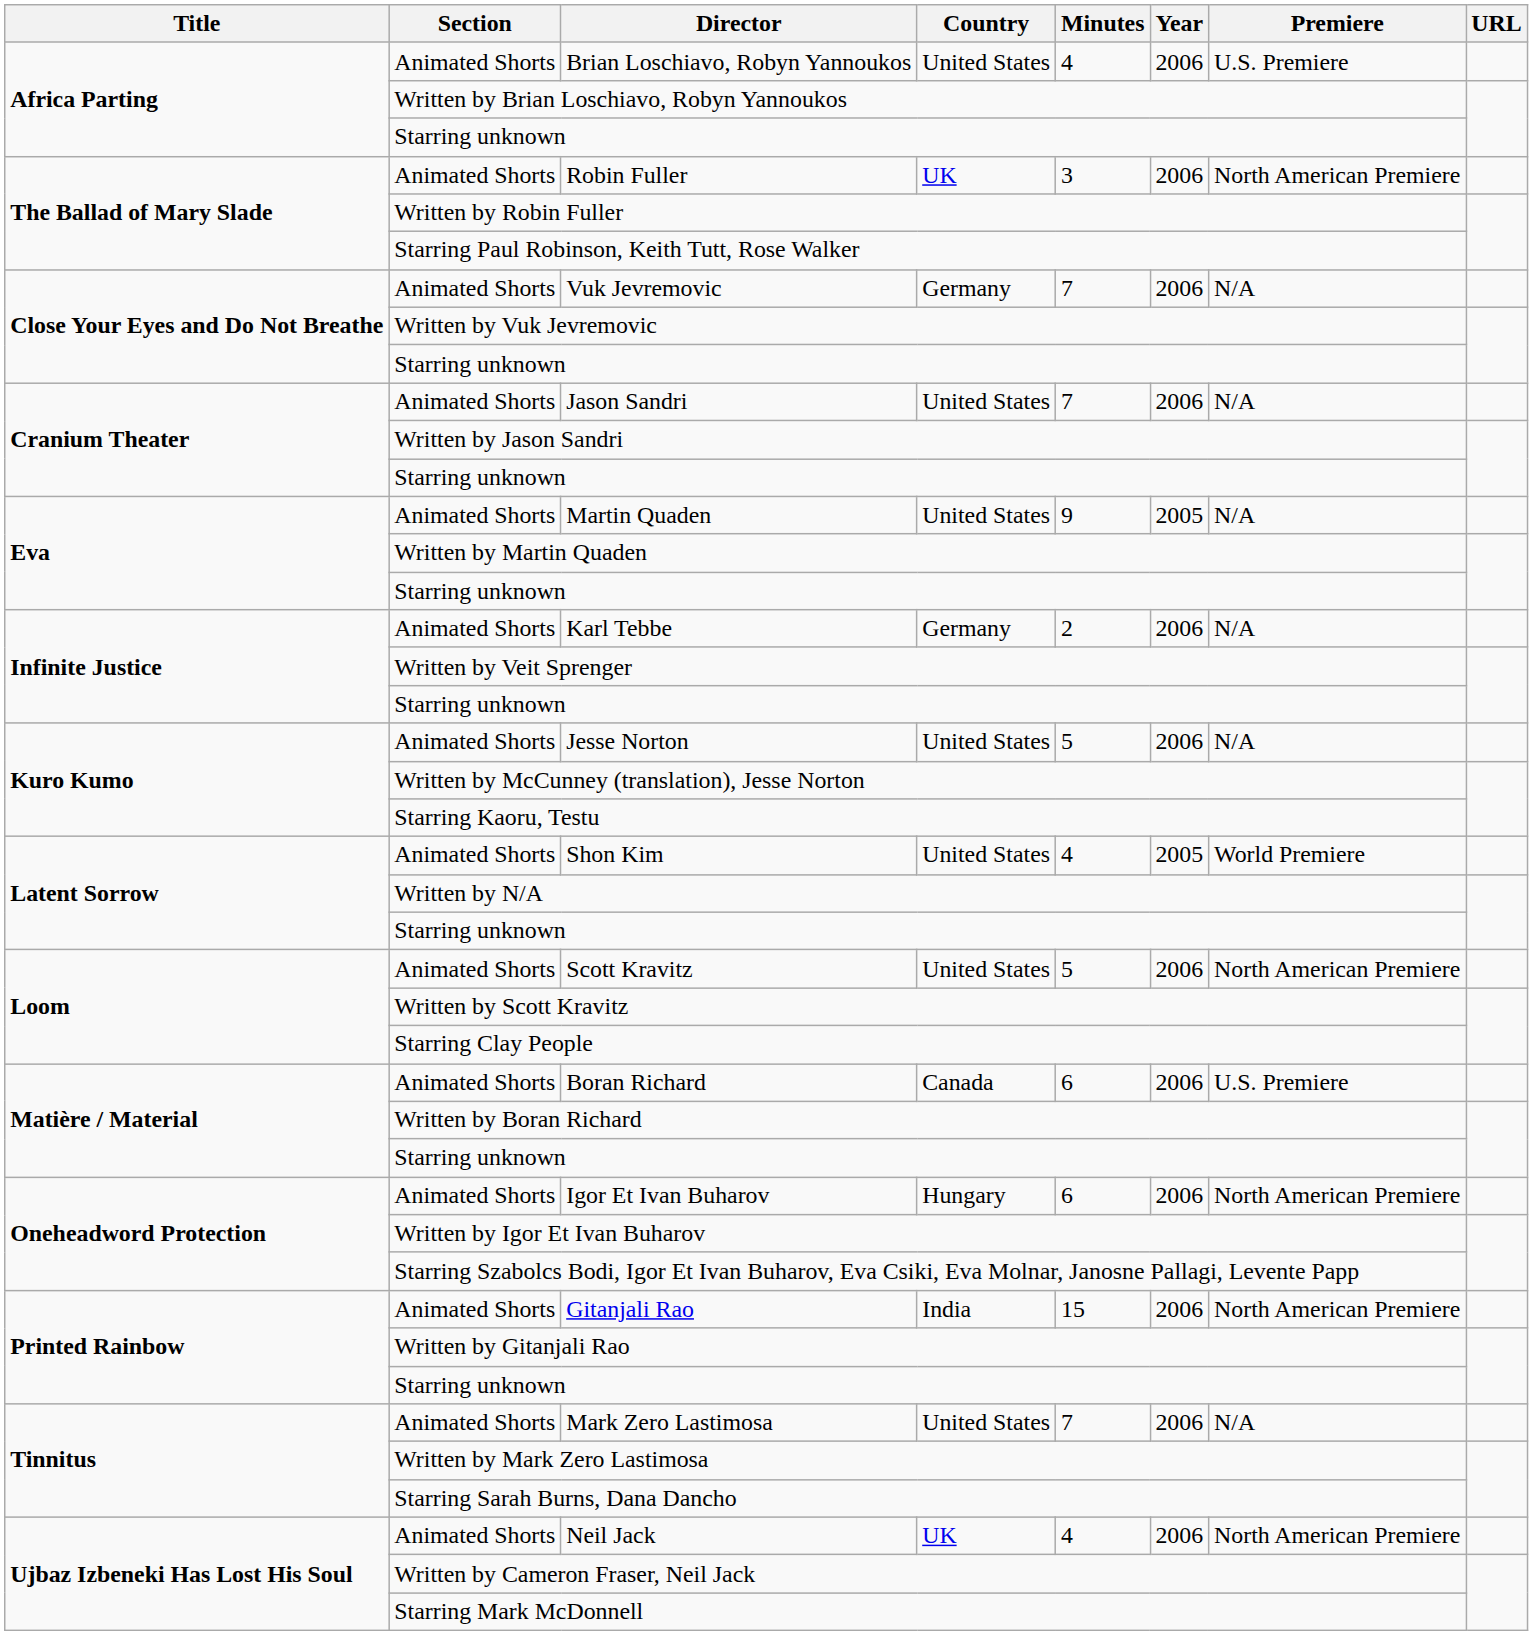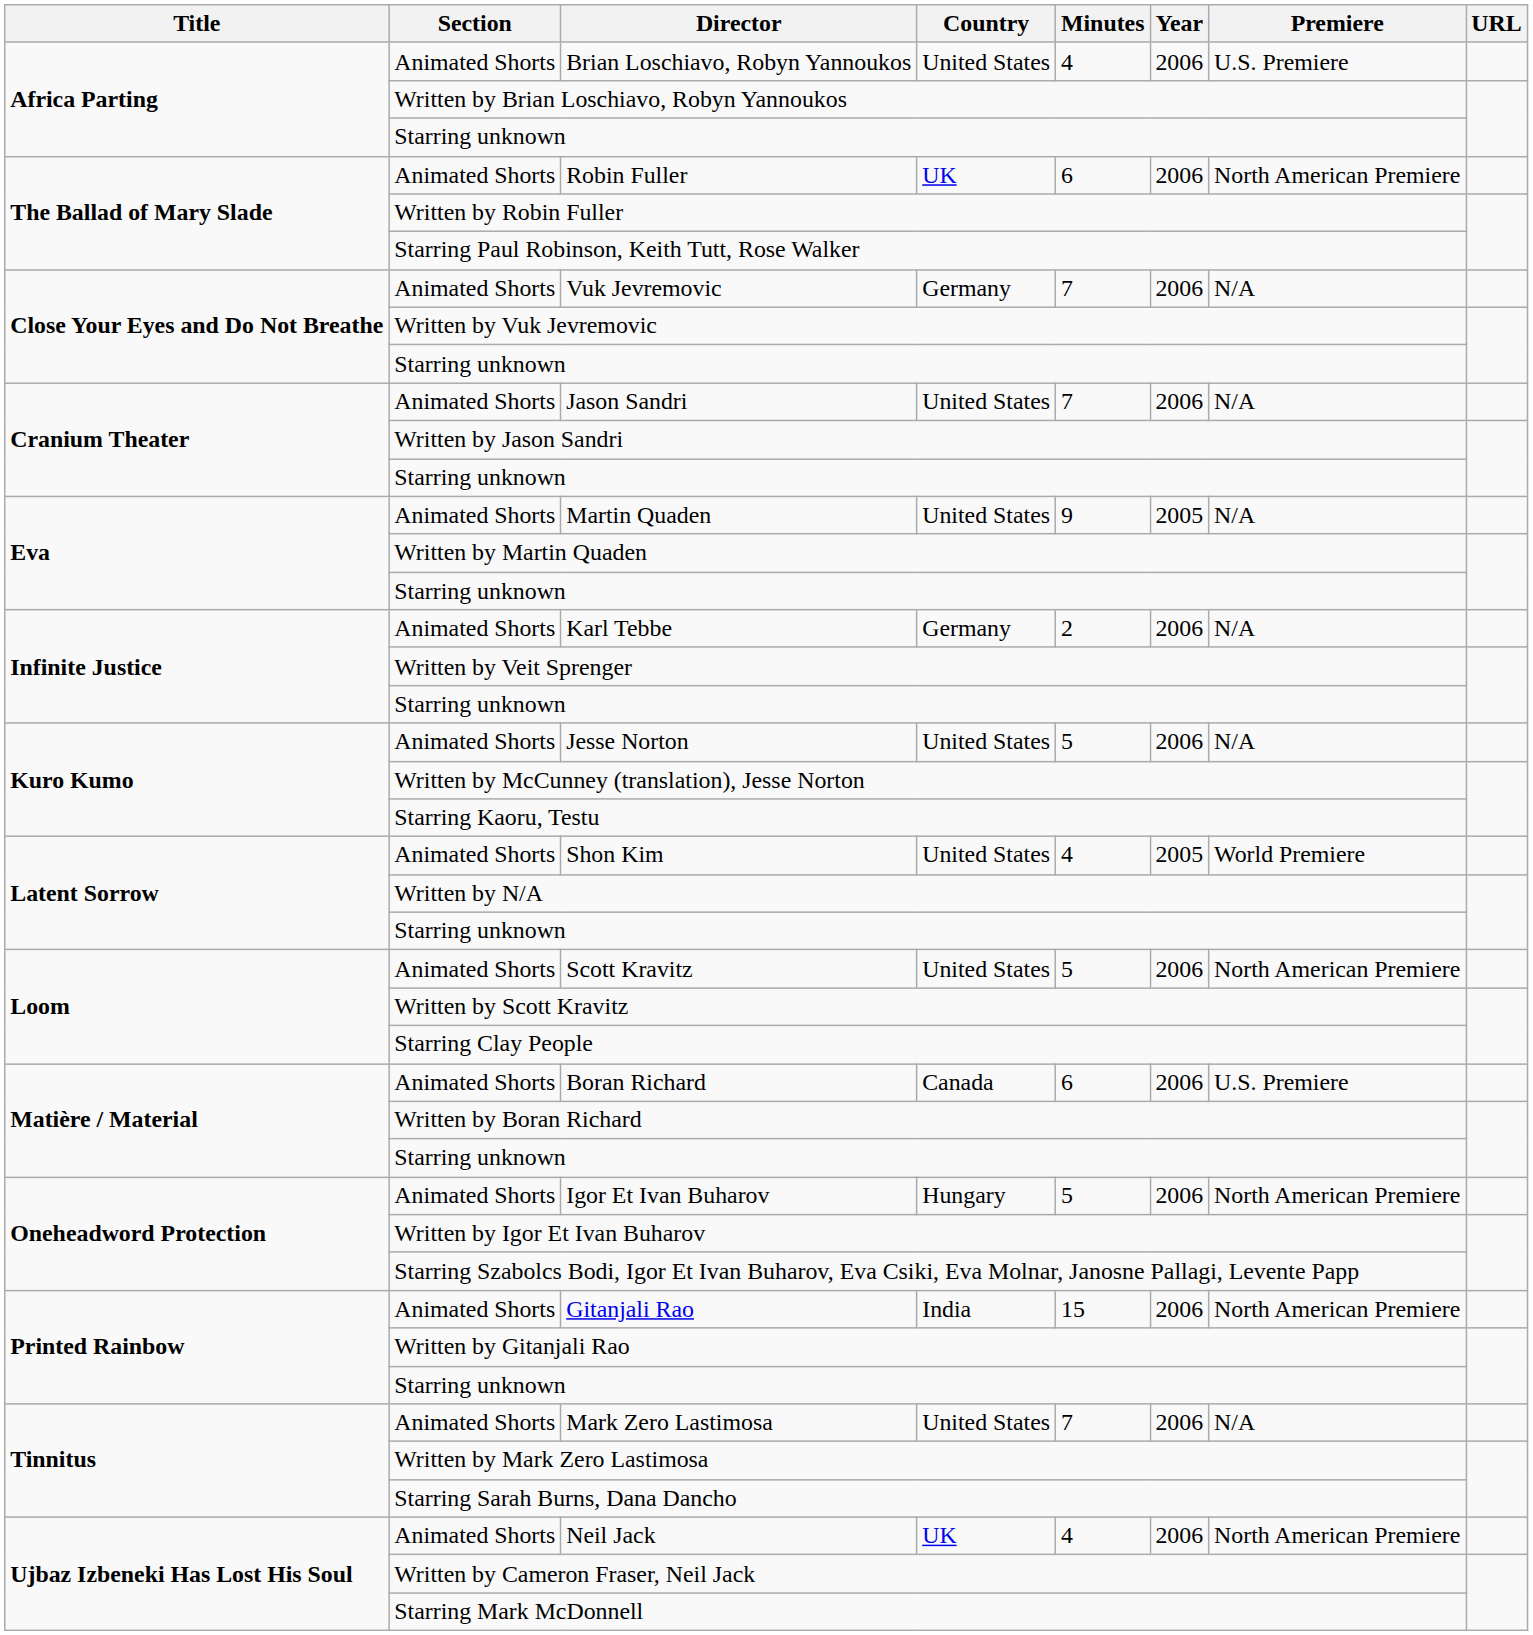(1067, 174) 3 -> (1067, 174) 6
(1067, 1195) 6 -> (1067, 1195) 5
